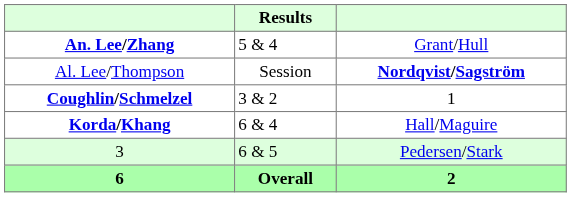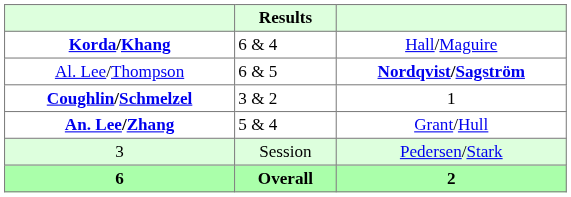rows swapped: (120, 124) <-> (120, 44)
(285, 71) Session -> (258, 71) 6 & 5
(258, 151) 6 & 5 -> (285, 151) Session
